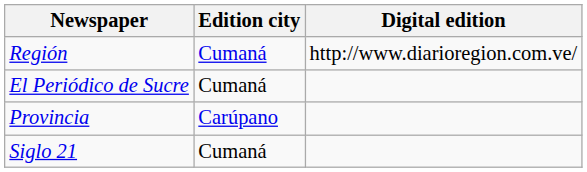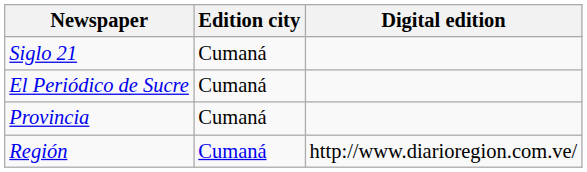rows swapped: (38, 53) <-> (43, 150)
(238, 118) Carúpano -> (232, 118) Cumaná
